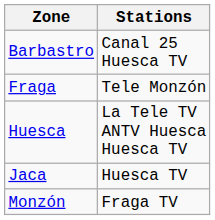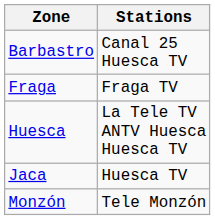(154, 88) Tele Monzón -> (140, 88) Fraga TV
(140, 202) Fraga TV -> (154, 202) Tele Monzón
